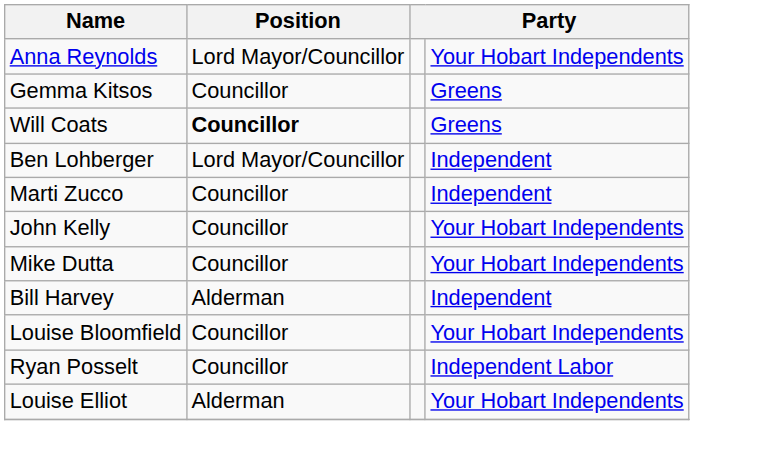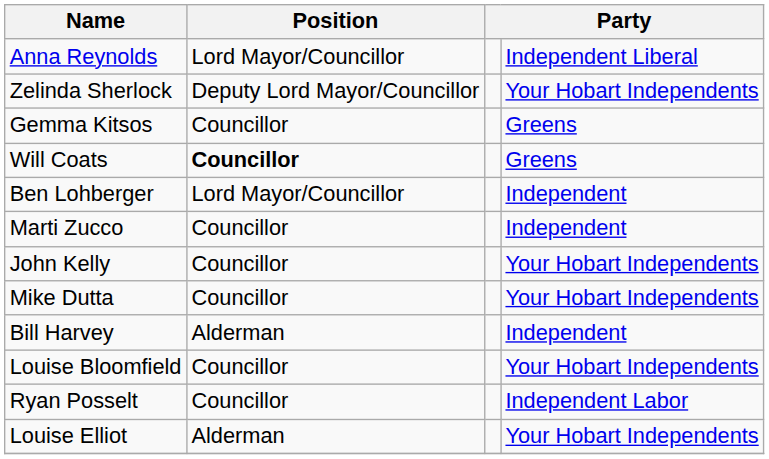(557, 56) Your Hobart Independents -> (602, 56) Independent Liberal
+ row: (91, 90)
